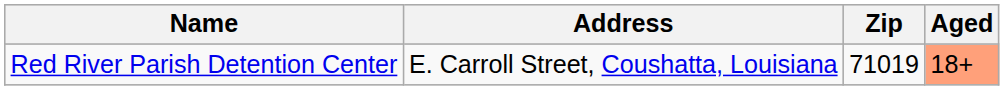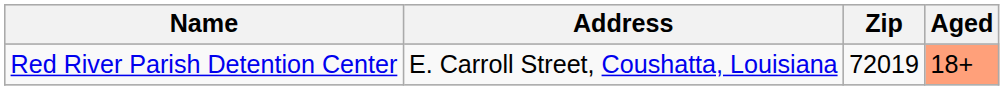(884, 64) 71019 -> (884, 64) 72019
